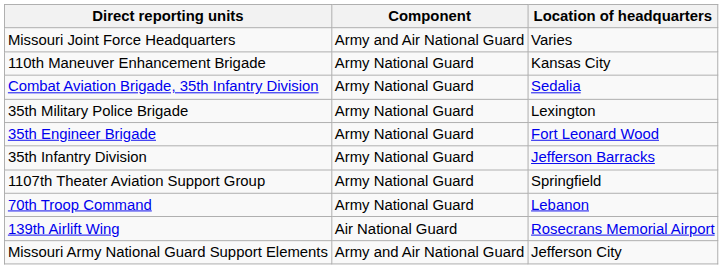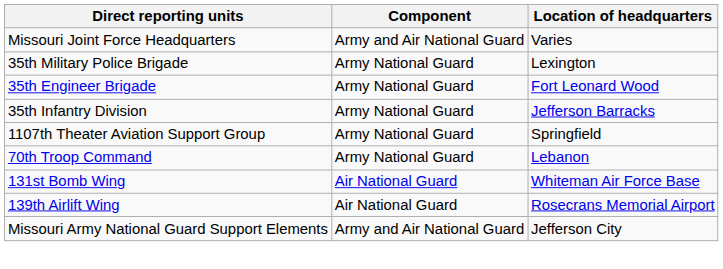- row: (137, 63)
- row: (163, 87)
+ row: (67, 181)
